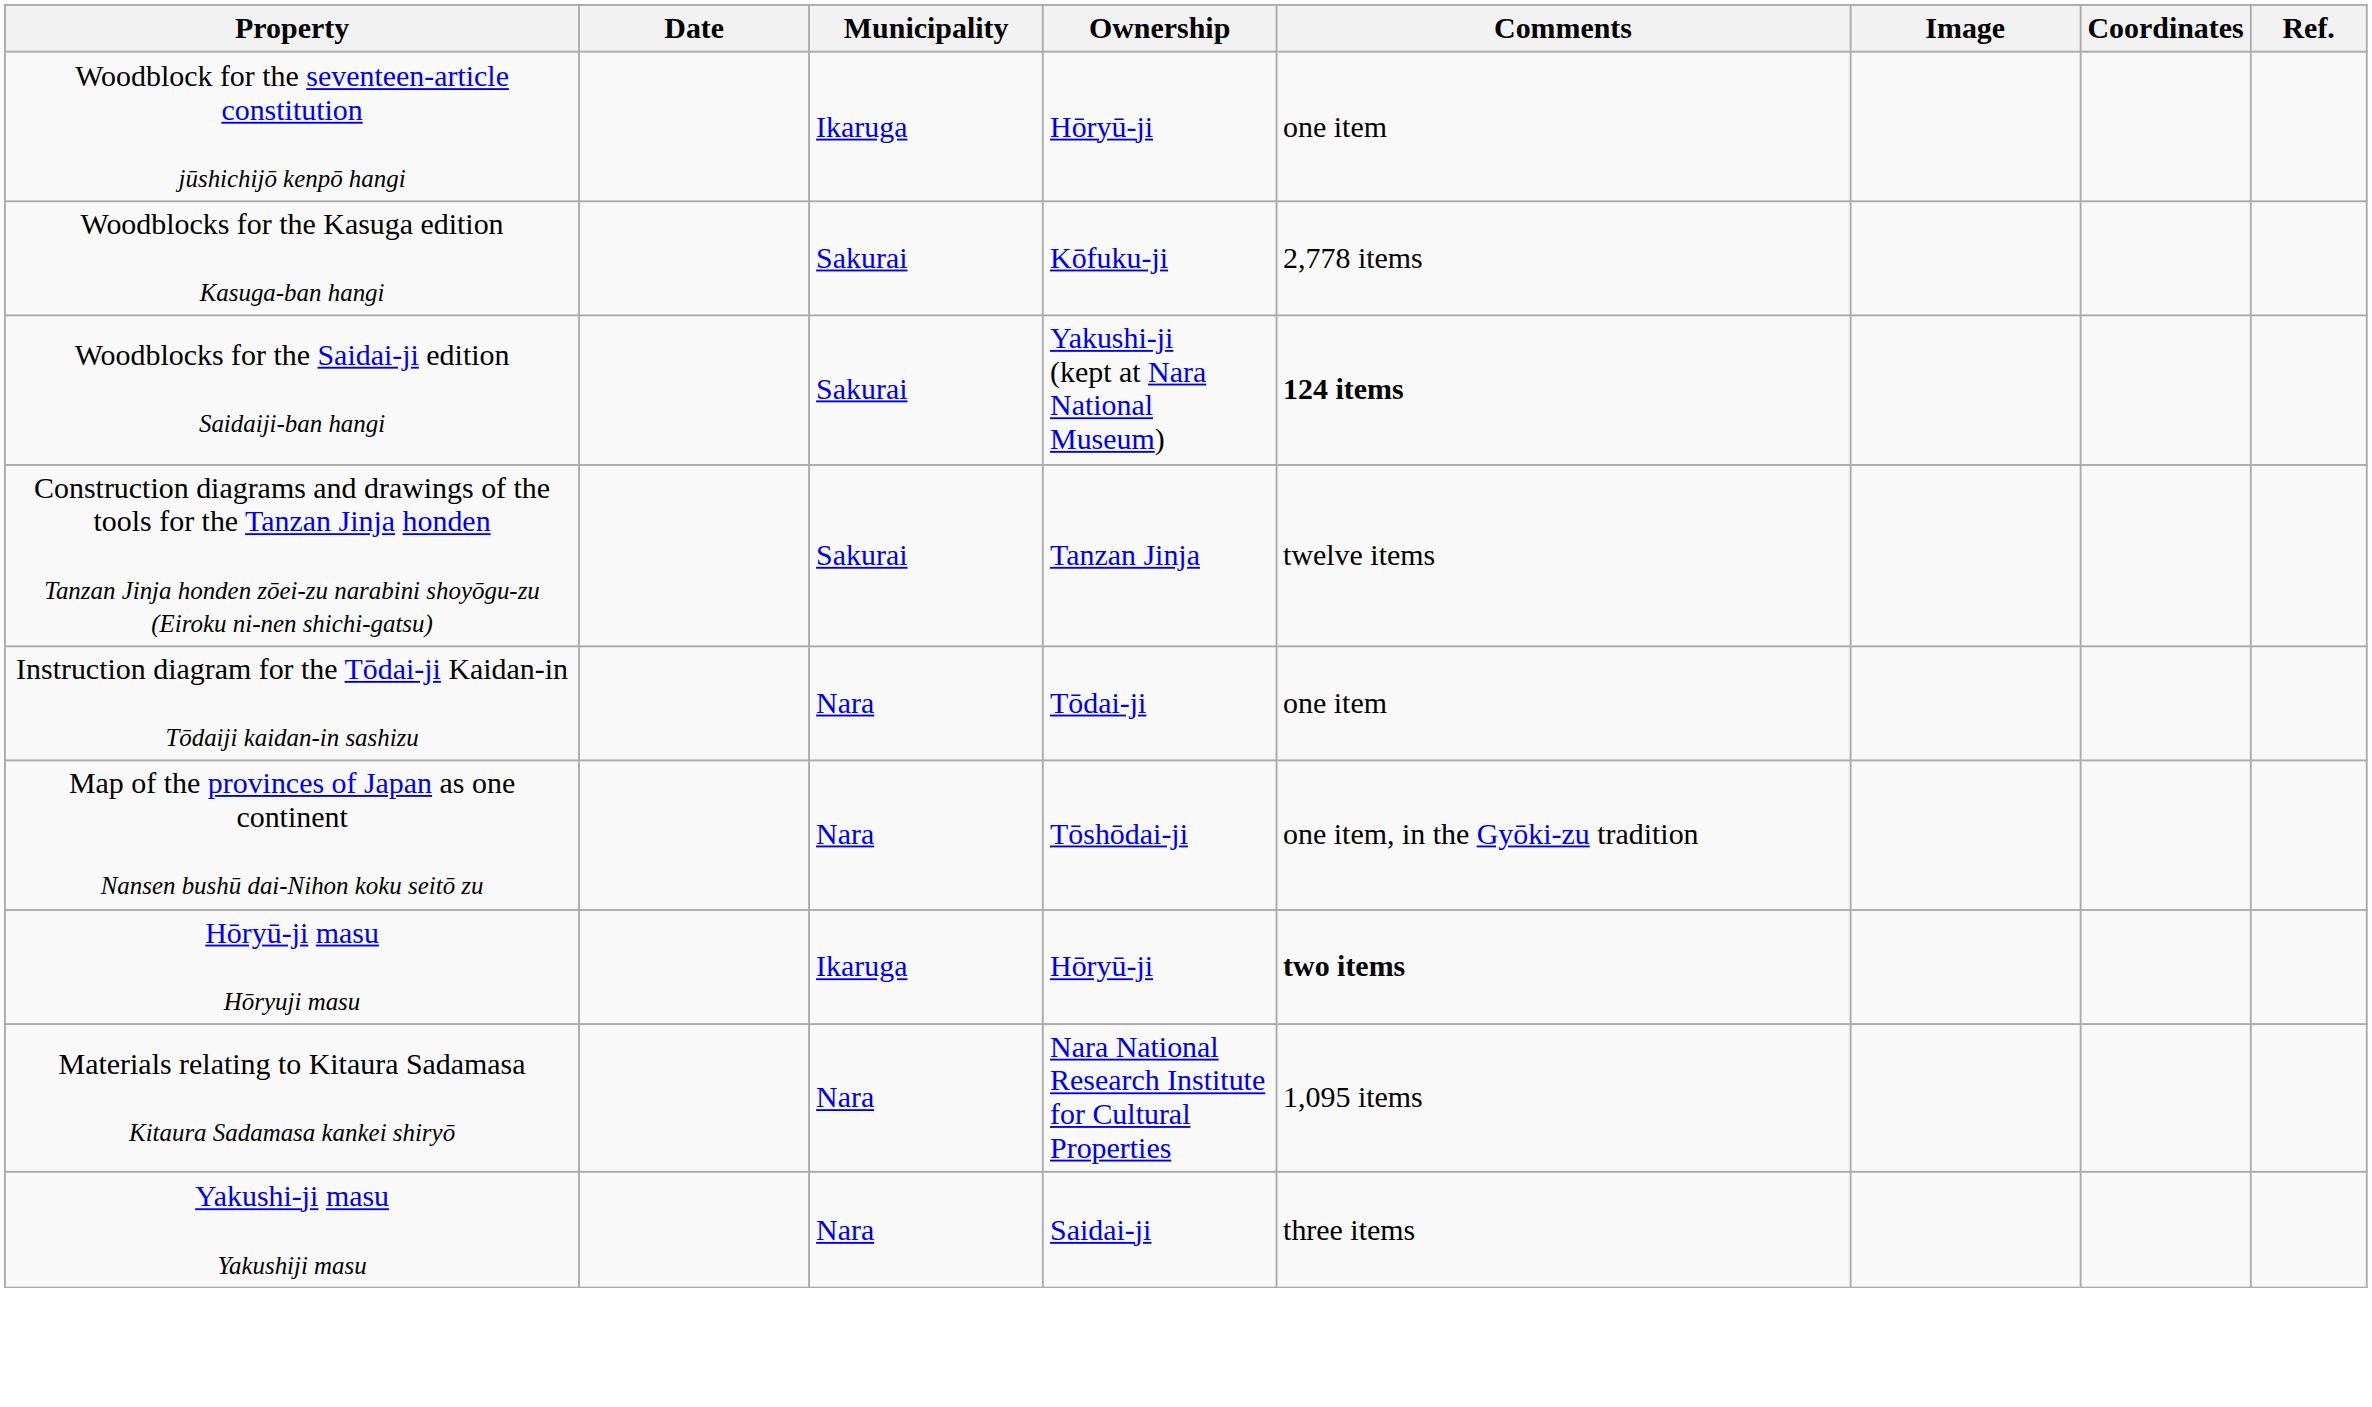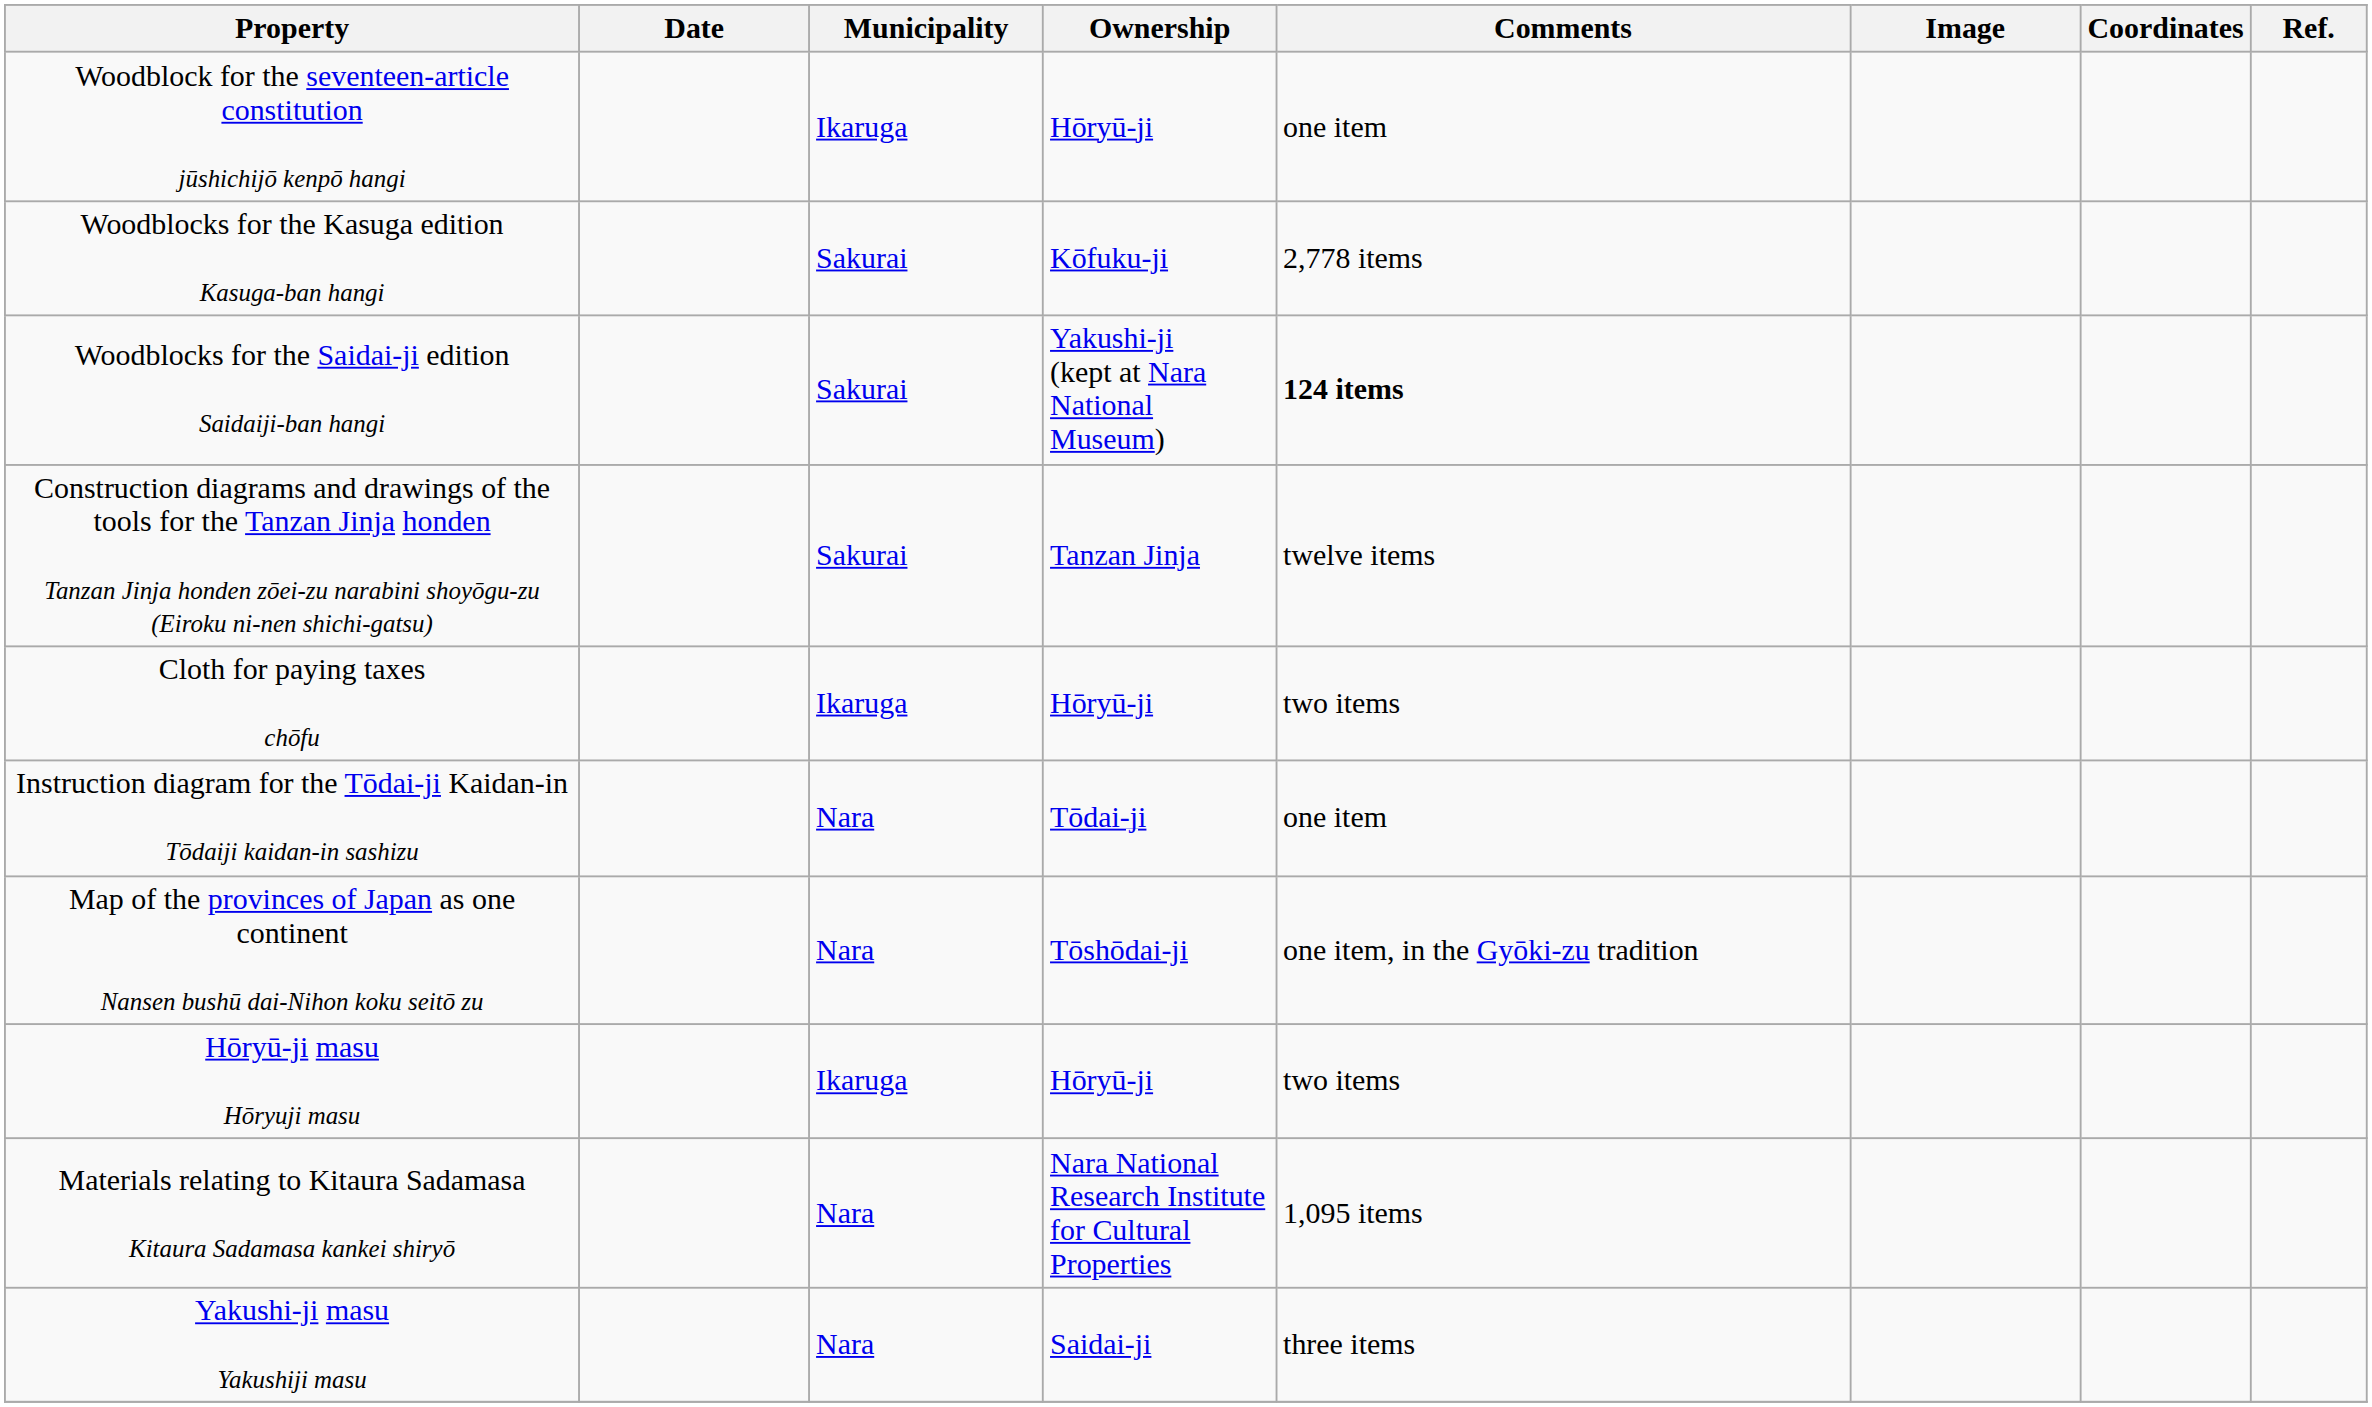+ row: (292, 703)
(1344, 966) bold -> (1342, 1081) normal
